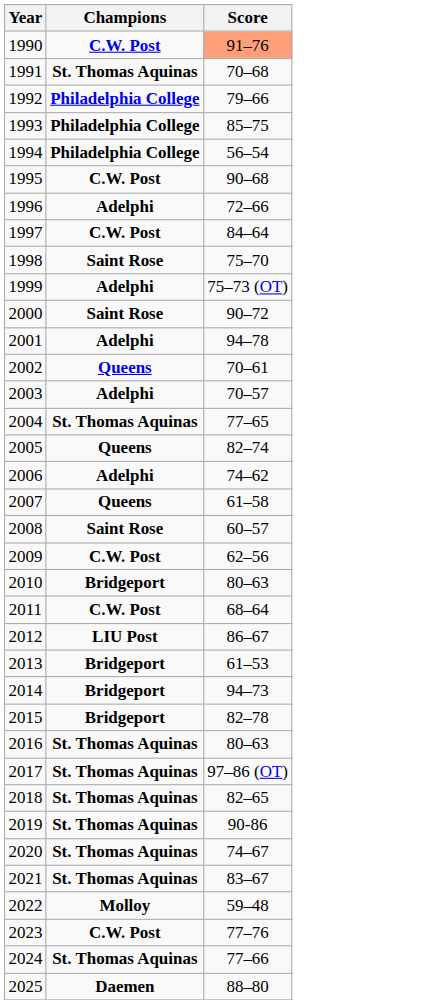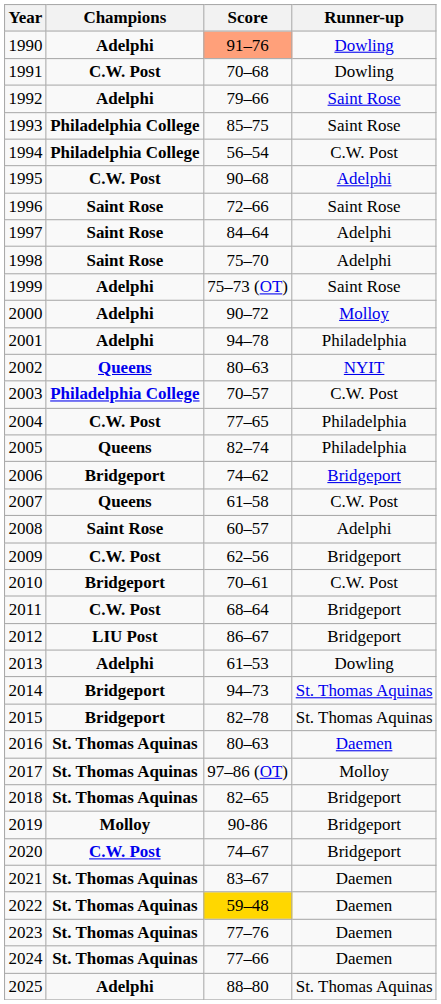+ column: (364, 17)
(125, 44) C.W. Post -> (125, 44) Adelphi
(125, 71) St. Thomas Aquinas -> (125, 71) C.W. Post
(125, 98) Philadelphia College -> (125, 98) Adelphi
(125, 206) Adelphi -> (125, 206) Saint Rose
(125, 233) C.W. Post -> (125, 233) Saint Rose
(125, 313) Saint Rose -> (125, 313) Adelphi
(248, 367) 70–61 -> (248, 367) 80–63
(125, 394) Adelphi -> (125, 394) Philadelphia College
(125, 421) St. Thomas Aquinas -> (125, 421) C.W. Post
(125, 475) Adelphi -> (125, 475) Bridgeport
(248, 582) 80–63 -> (248, 582) 70–61
(125, 663) Bridgeport -> (125, 663) Adelphi
(125, 824) St. Thomas Aquinas -> (125, 824) Molloy
(125, 851) St. Thomas Aquinas -> (125, 851) C.W. Post
(125, 905) Molloy -> (125, 905) St. Thomas Aquinas
(248, 905) no background -> (248, 905) gold background
(125, 932) C.W. Post -> (125, 932) St. Thomas Aquinas
(125, 986) Daemen -> (125, 986) Adelphi
